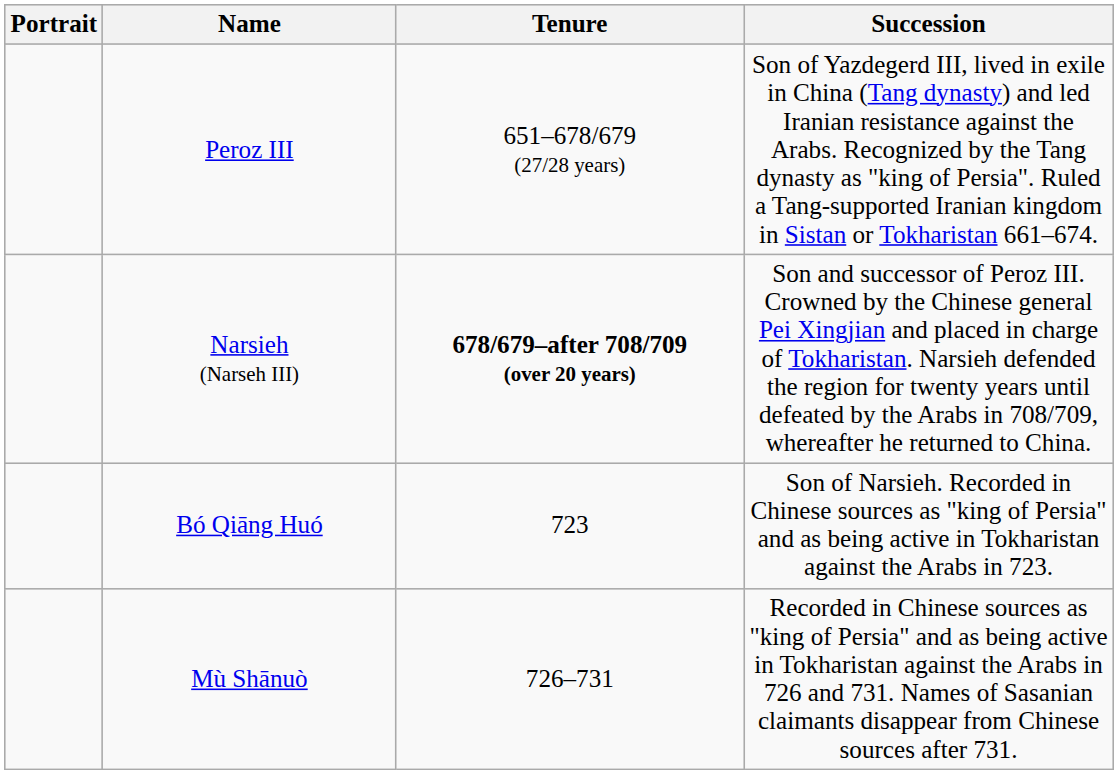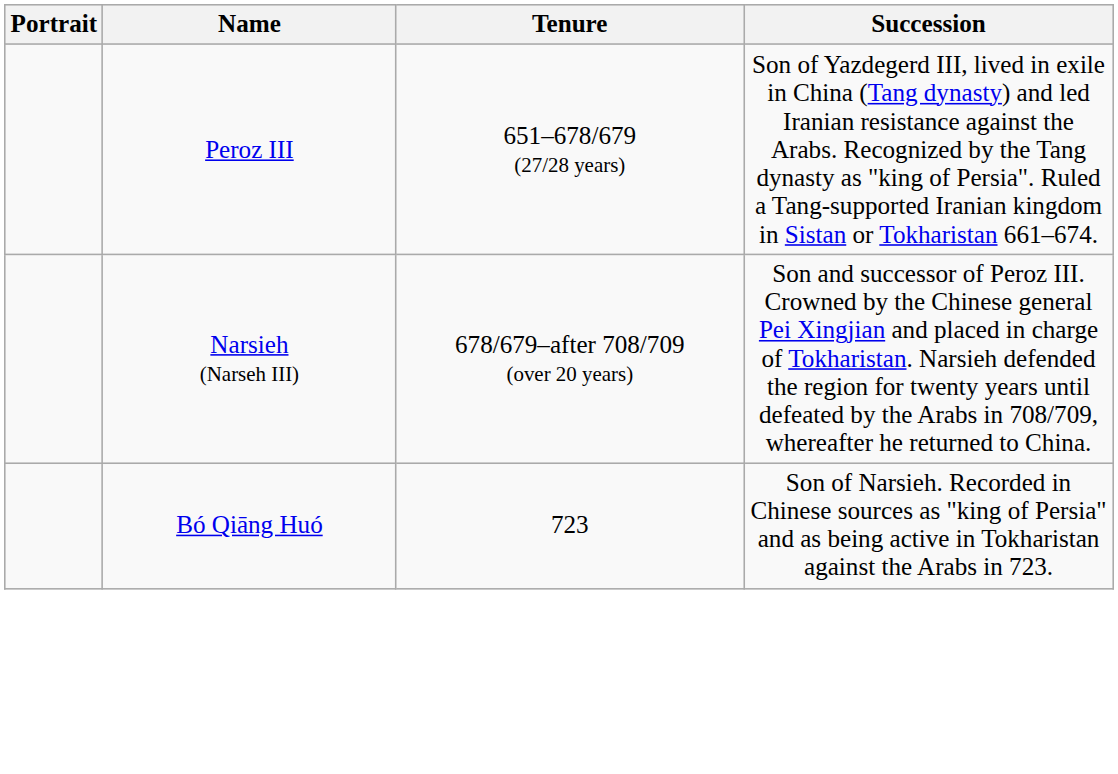(570, 358) bold -> (570, 358) normal
- row: (249, 678)
